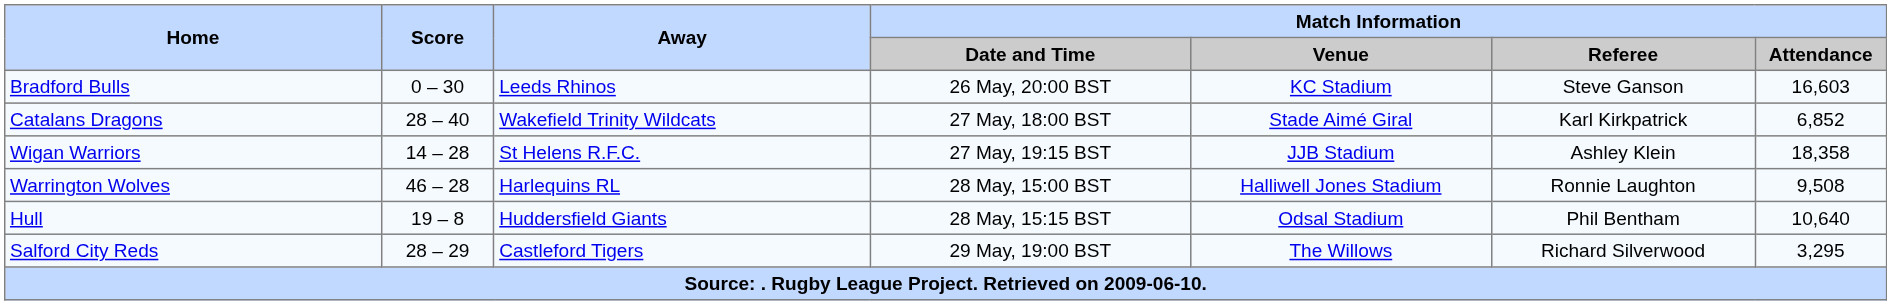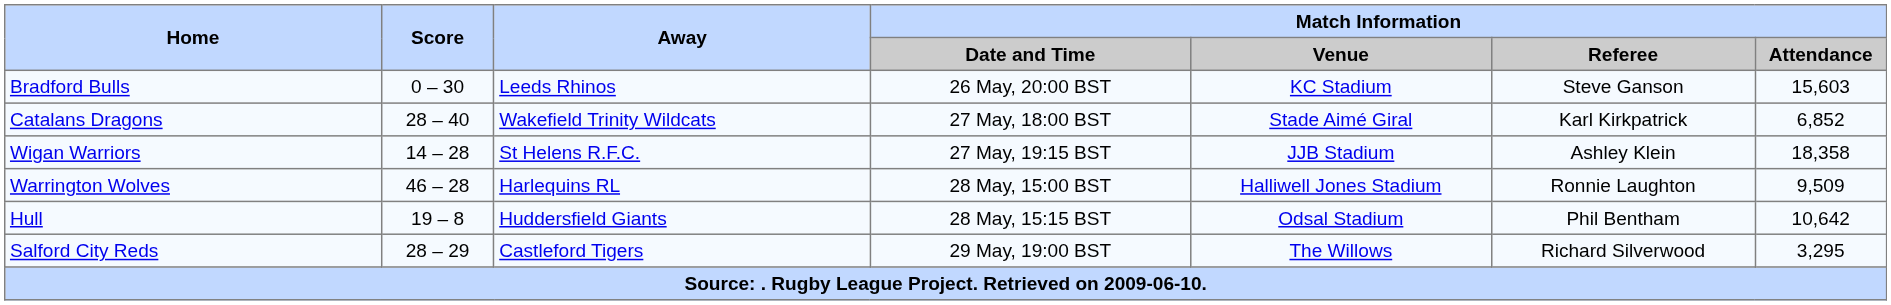(1821, 87) 16,603 -> (1821, 87) 15,603
(1821, 185) 9,508 -> (1821, 185) 9,509
(1821, 218) 10,640 -> (1821, 218) 10,642
